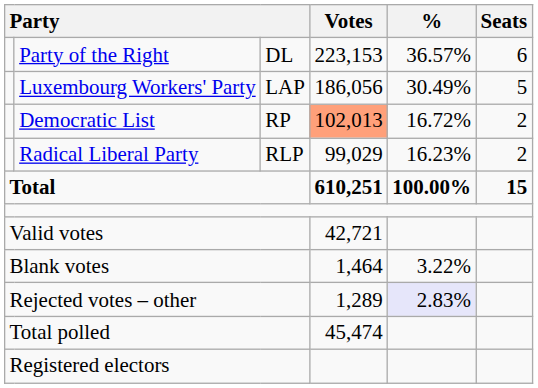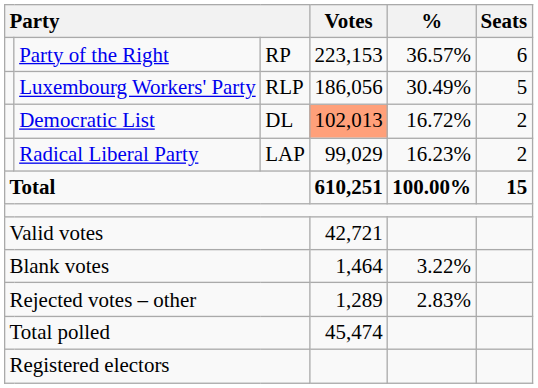(279, 54) DL -> (278, 54) RP
(285, 87) LAP -> (285, 87) RLP
(278, 120) RP -> (279, 120) DL
(285, 154) RLP -> (285, 154) LAP
(444, 299) lavender background -> (444, 299) no background
